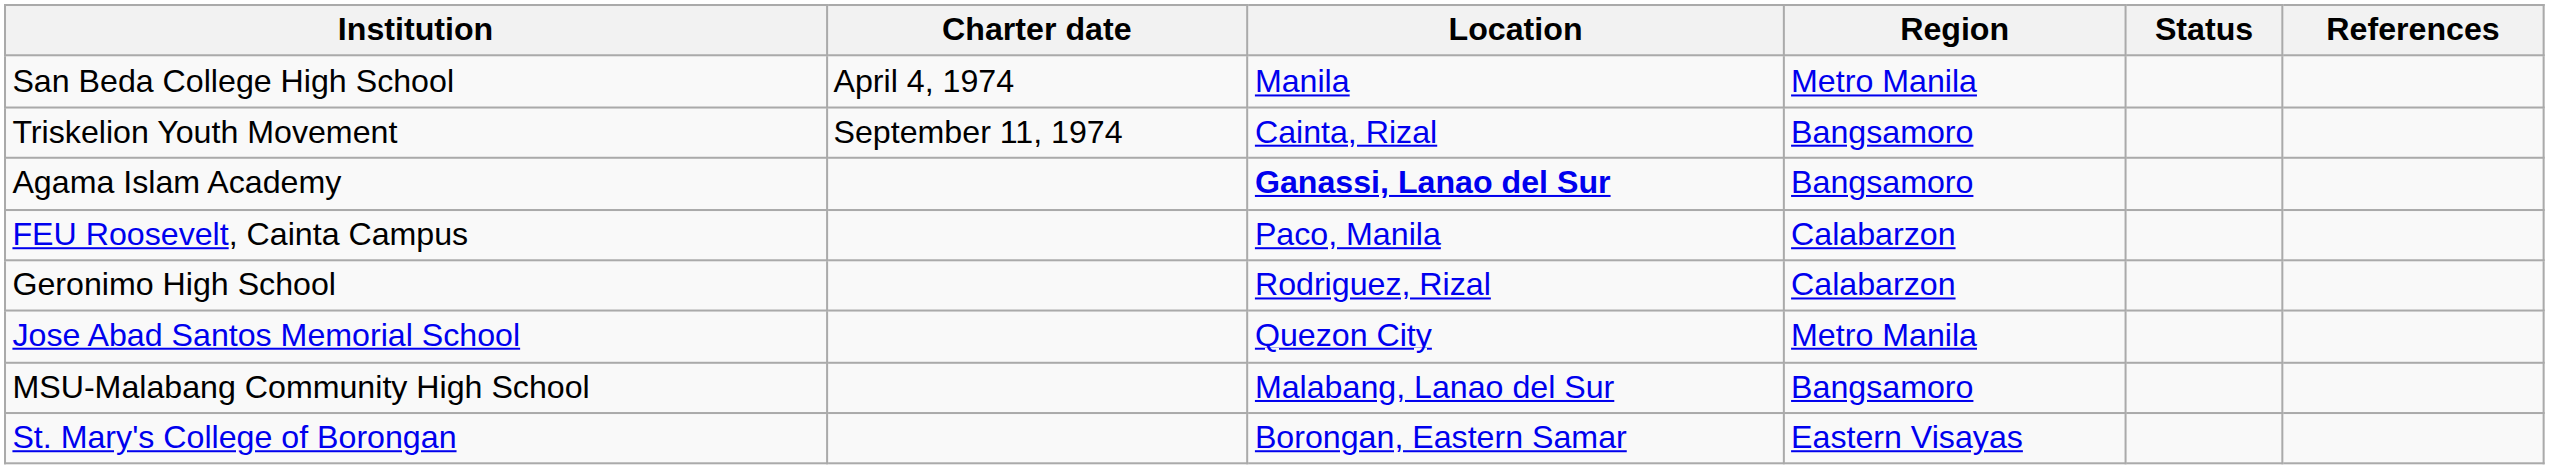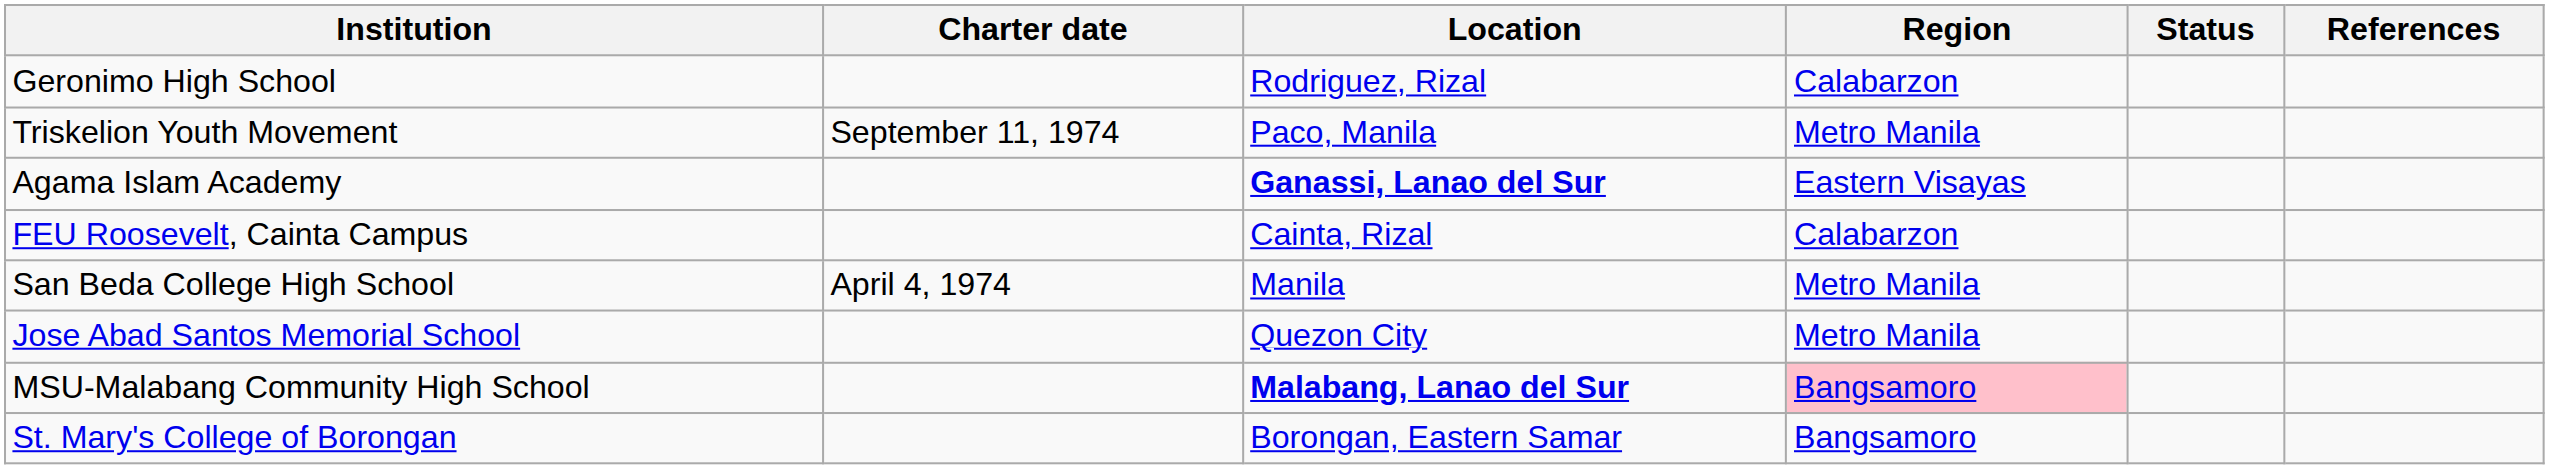rows swapped: (233, 81) <-> (174, 285)
(1346, 132) Cainta, Rizal -> (1343, 132) Paco, Manila
(1882, 132) Bangsamoro -> (1887, 132) Metro Manila
(1882, 183) Bangsamoro -> (1910, 183) Eastern Visayas
(1348, 234) Paco, Manila -> (1341, 234) Cainta, Rizal
(1435, 387) normal -> (1440, 387) bold
(1882, 387) no background -> (1885, 387) pink background
(1907, 438) Eastern Visayas -> (1885, 438) Bangsamoro
